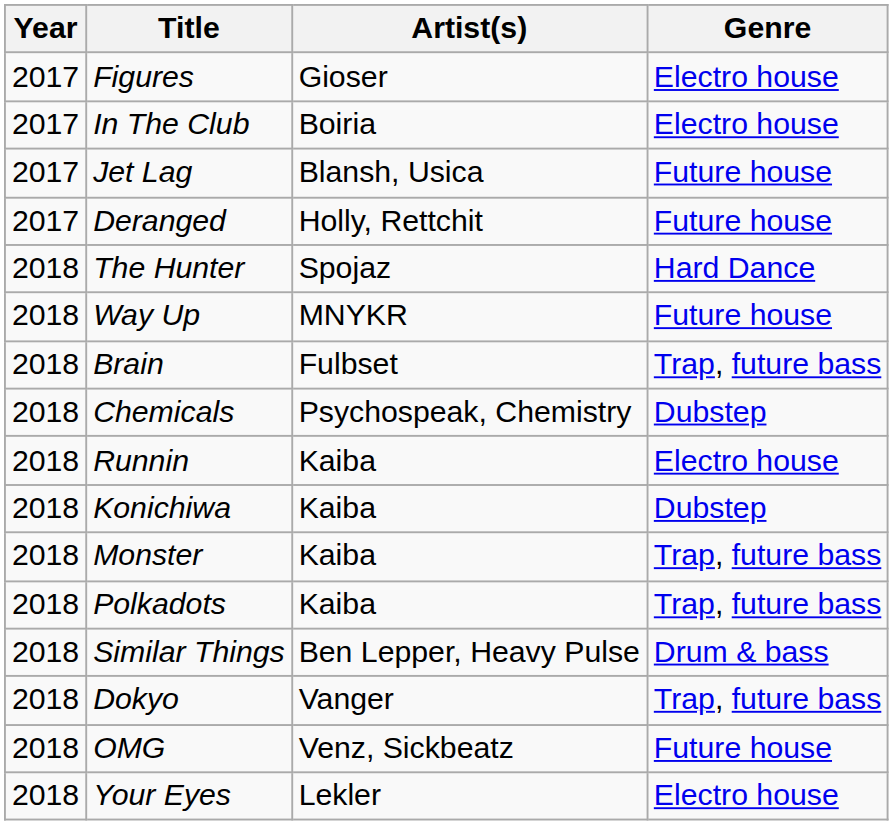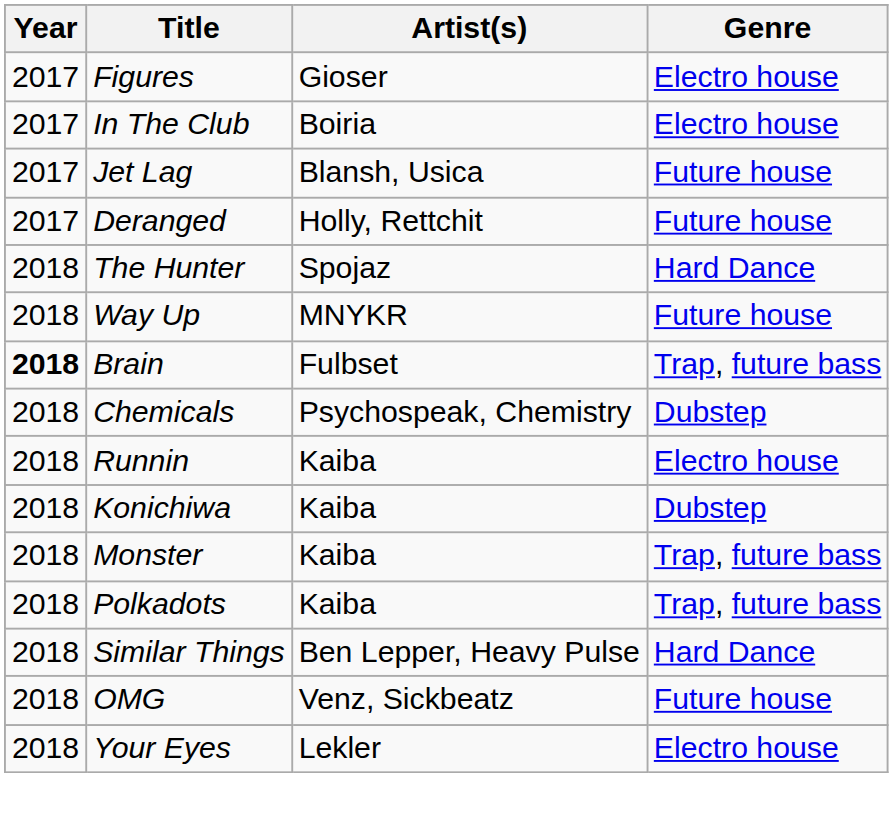(46, 364) normal -> (46, 364) bold
(741, 651) Drum & bass -> (735, 651) Hard Dance
- row: (136, 699)
